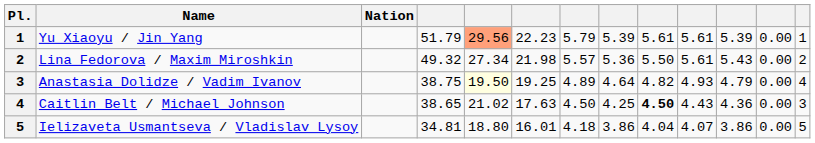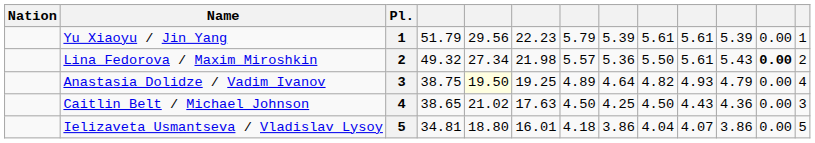columns swapped: (20, 16) <-> (389, 16)
(488, 38) lightsalmon background -> (488, 38) no background
(776, 60) normal -> (776, 60) bold
(658, 105) bold -> (658, 105) normal
